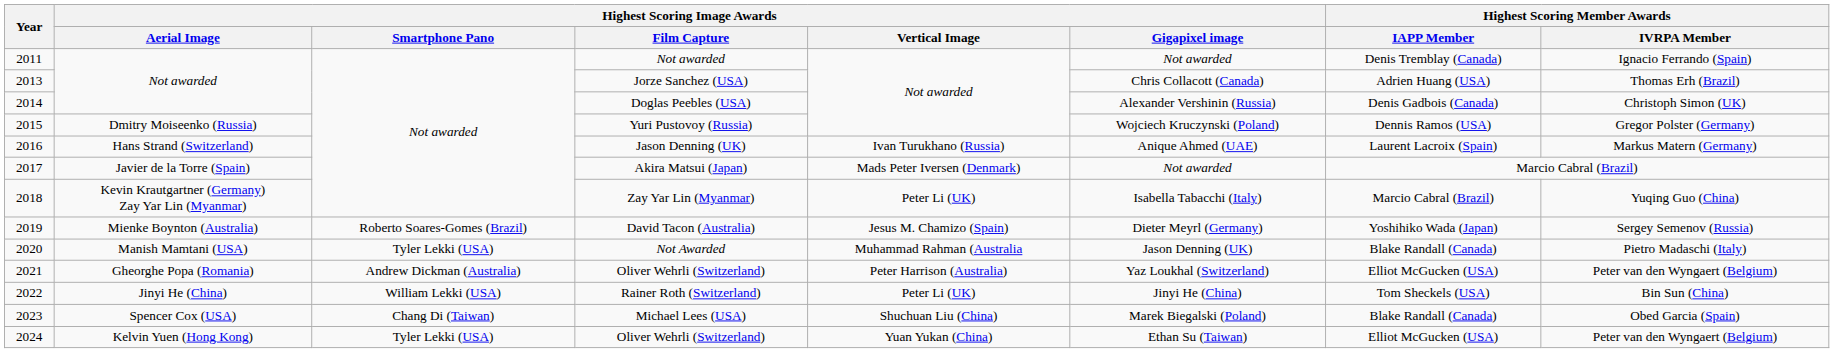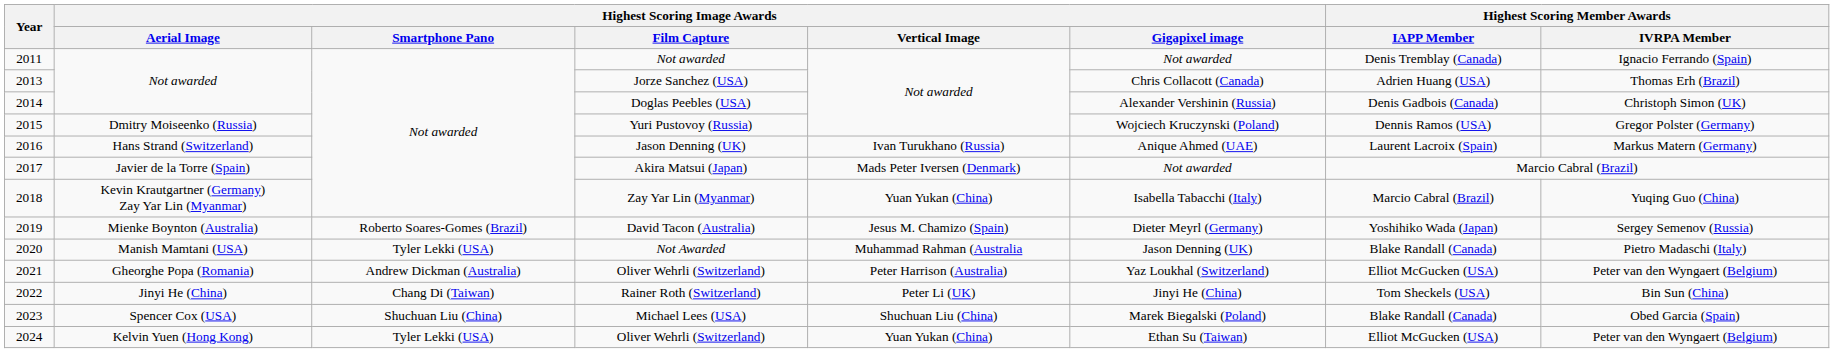(939, 198) Peter Li (UK) -> (939, 198) Yuan Yukan (China)
(443, 293) William Lekki (USA) -> (443, 293) Chang Di (Taiwan)
(443, 315) Chang Di (Taiwan) -> (443, 315) Shuchuan Liu (China)
